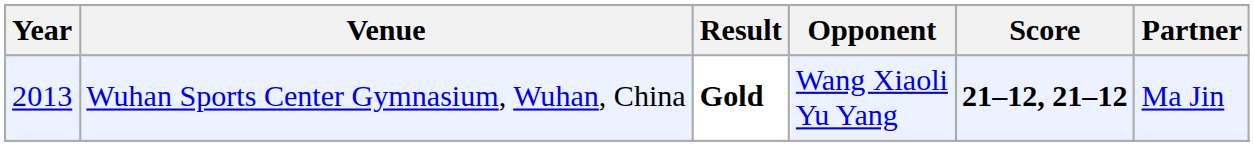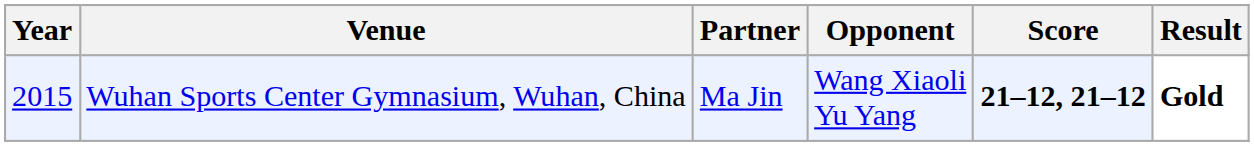columns swapped: (1192, 29) <-> (741, 29)
(42, 97) 2013 -> (42, 97) 2015
